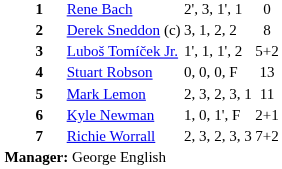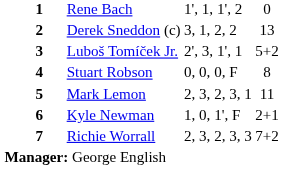(213, 9) 2', 3, 1', 1 -> (213, 9) 1', 1, 1', 2
(267, 30) 8 -> (267, 30) 13
(213, 51) 1', 1, 1', 2 -> (213, 51) 2', 3, 1', 1
(267, 72) 13 -> (267, 72) 8
